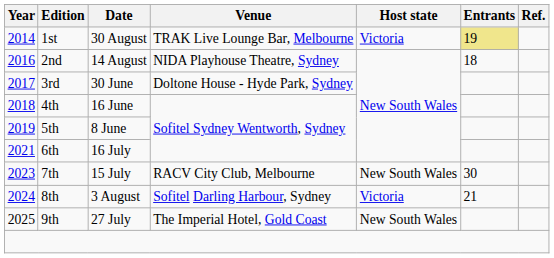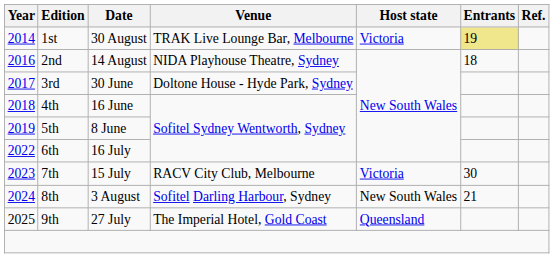(21, 151) 2021 -> (21, 151) 2022
(408, 173) New South Wales -> (382, 173) Victoria
(382, 196) Victoria -> (408, 196) New South Wales
(408, 218) New South Wales -> (392, 218) Queensland
